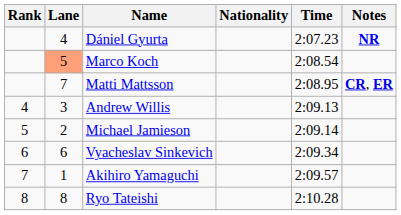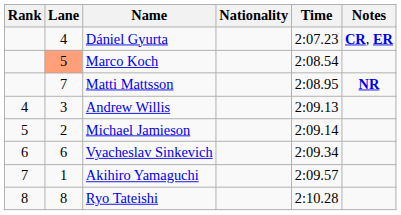(369, 38) NR -> (369, 38) CR, ER
(369, 84) CR, ER -> (369, 84) NR
